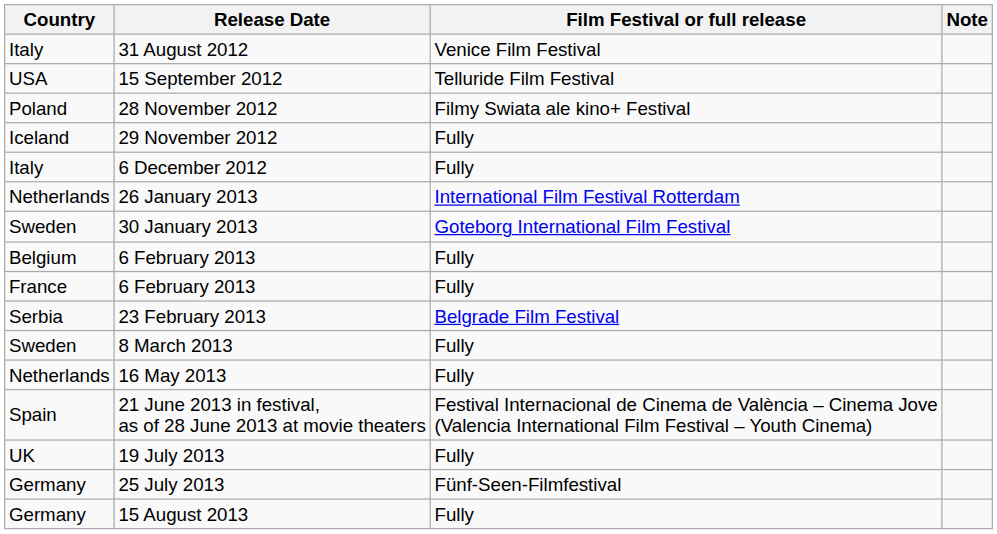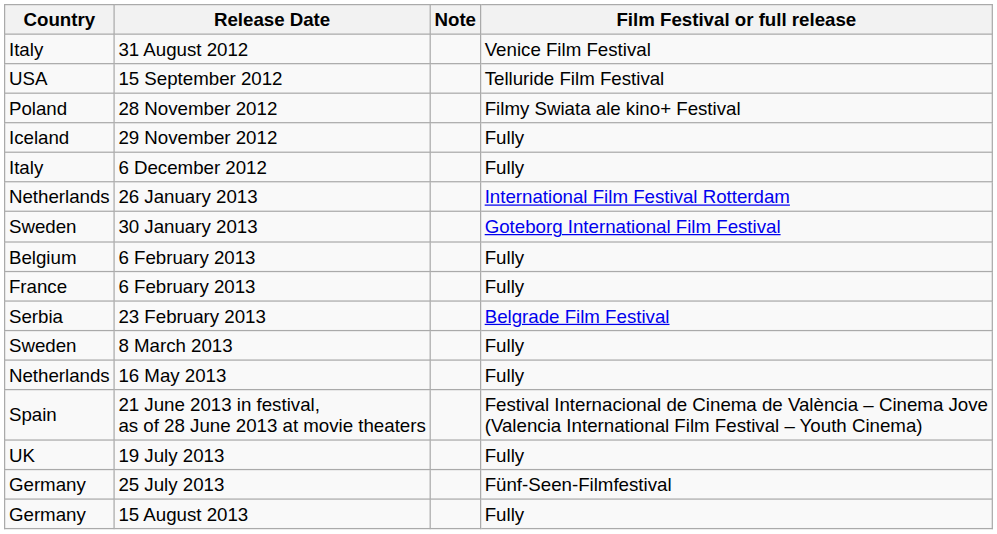columns swapped: (686, 20) <-> (967, 20)
